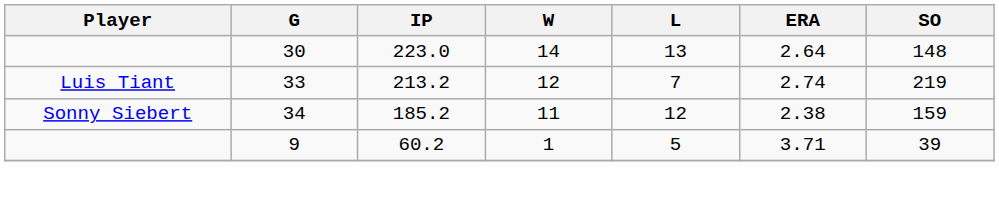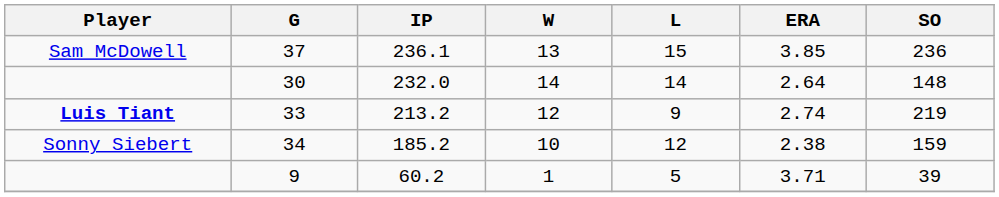+ row: (294, 51)
(421, 51) 223.0 -> (421, 83) 232.0
(676, 51) 13 -> (676, 83) 14
(118, 83) normal -> (118, 114) bold
(676, 83) 7 -> (676, 114) 9
(548, 114) 11 -> (548, 145) 10
